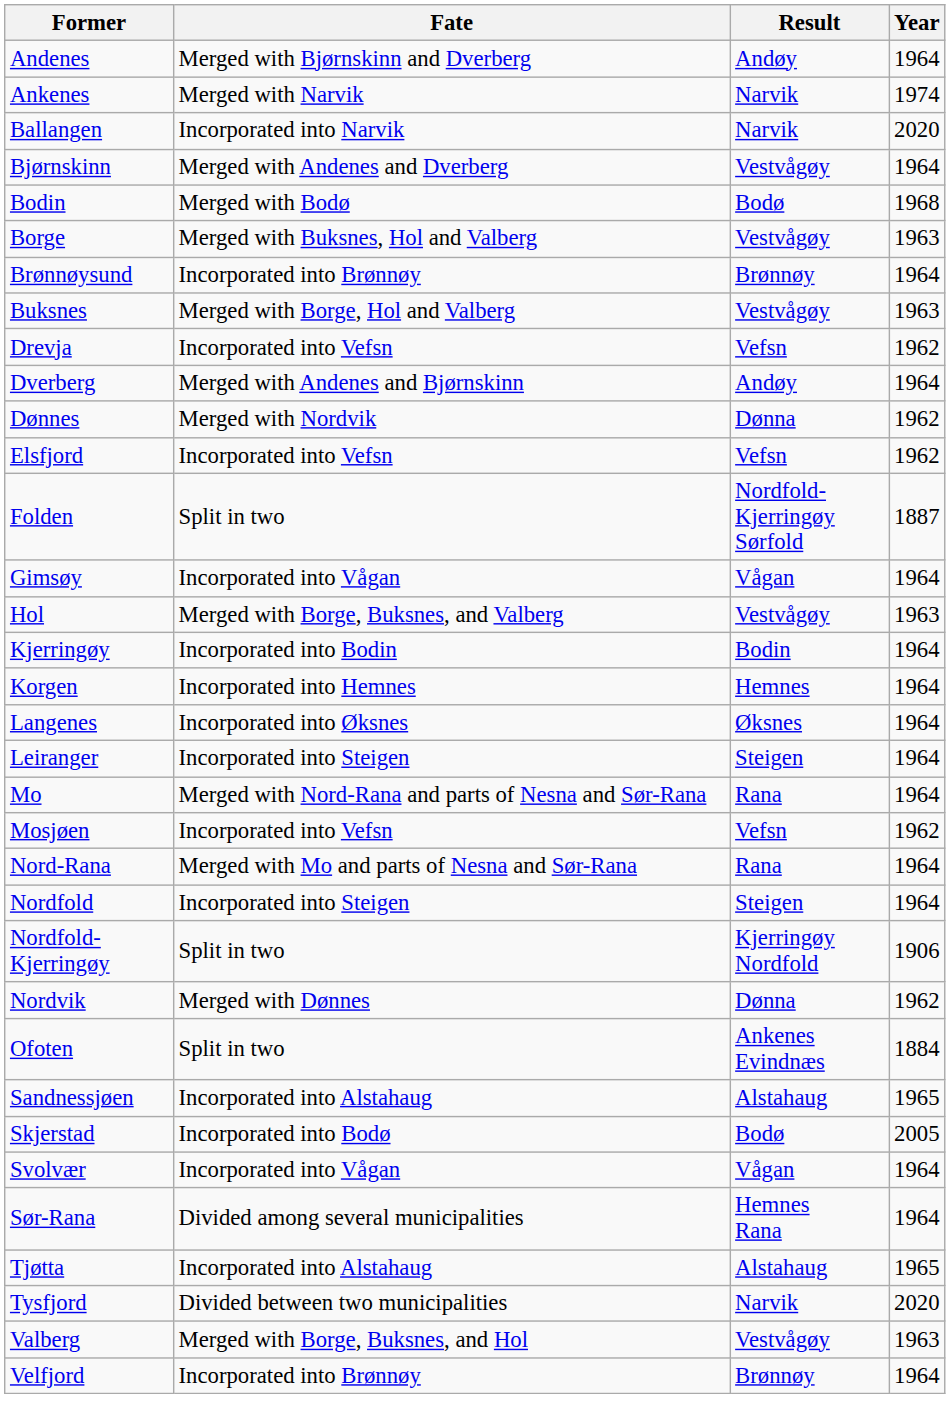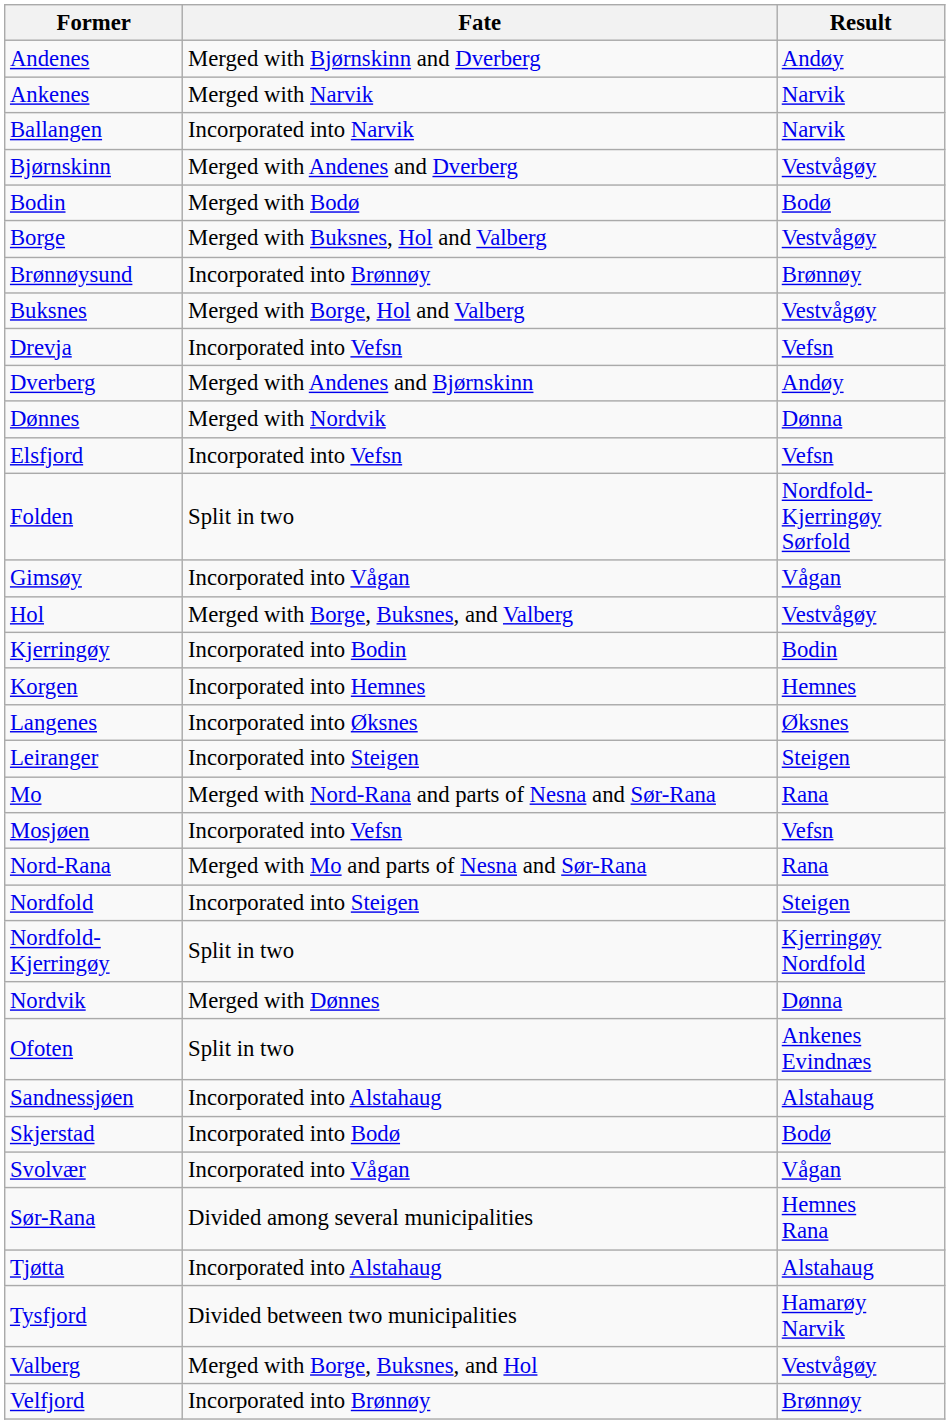- column: (917, 22)
(767, 1303) Narvik -> (824, 1316) Hamarøy Narvik
